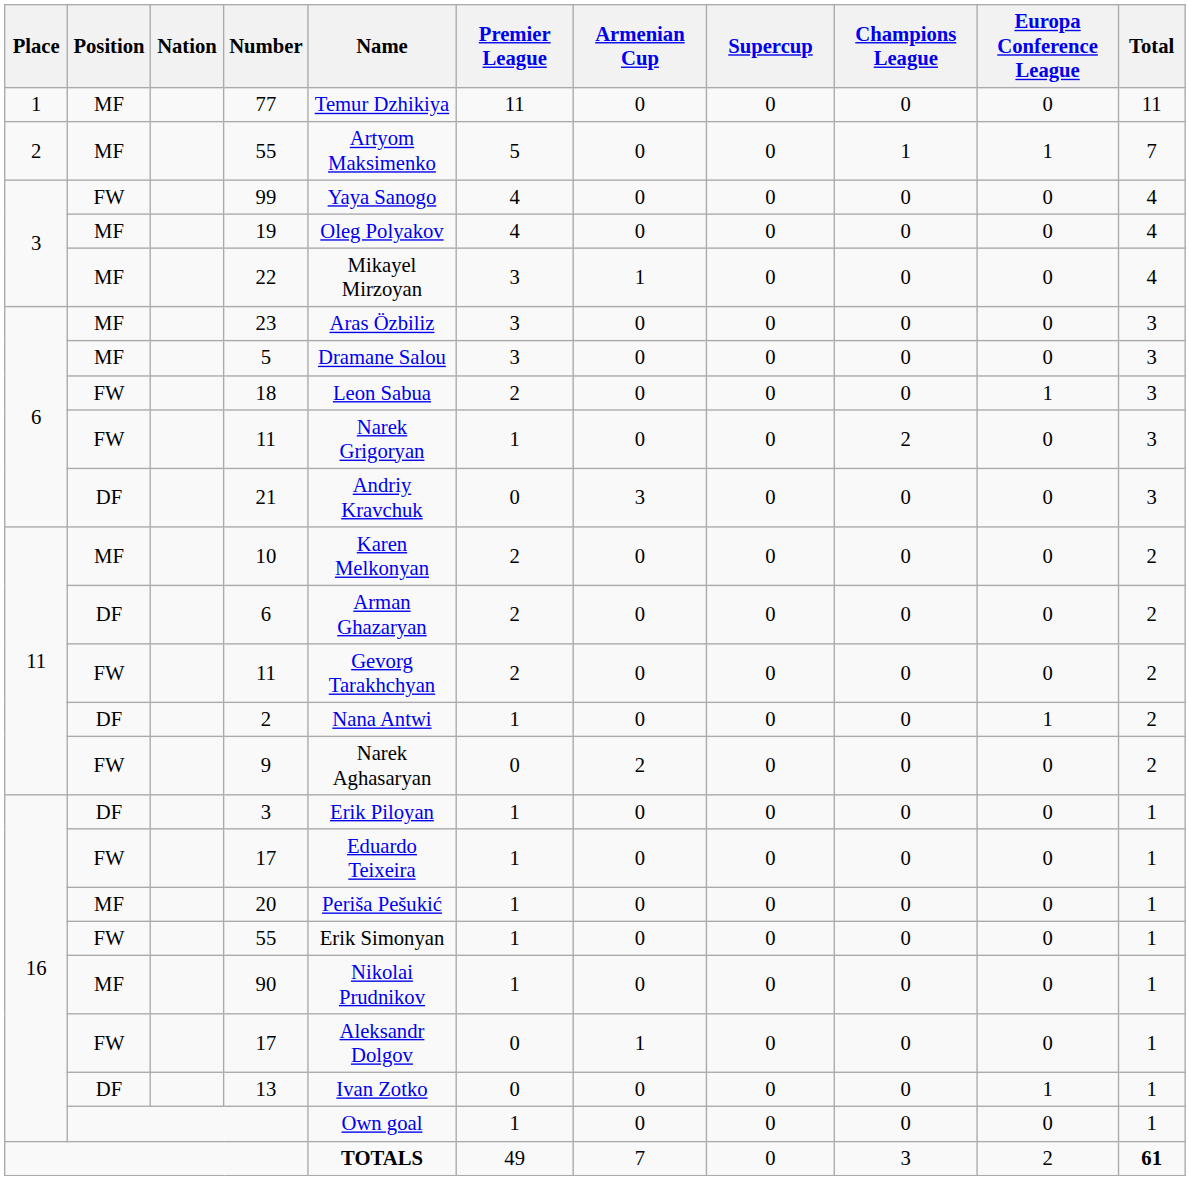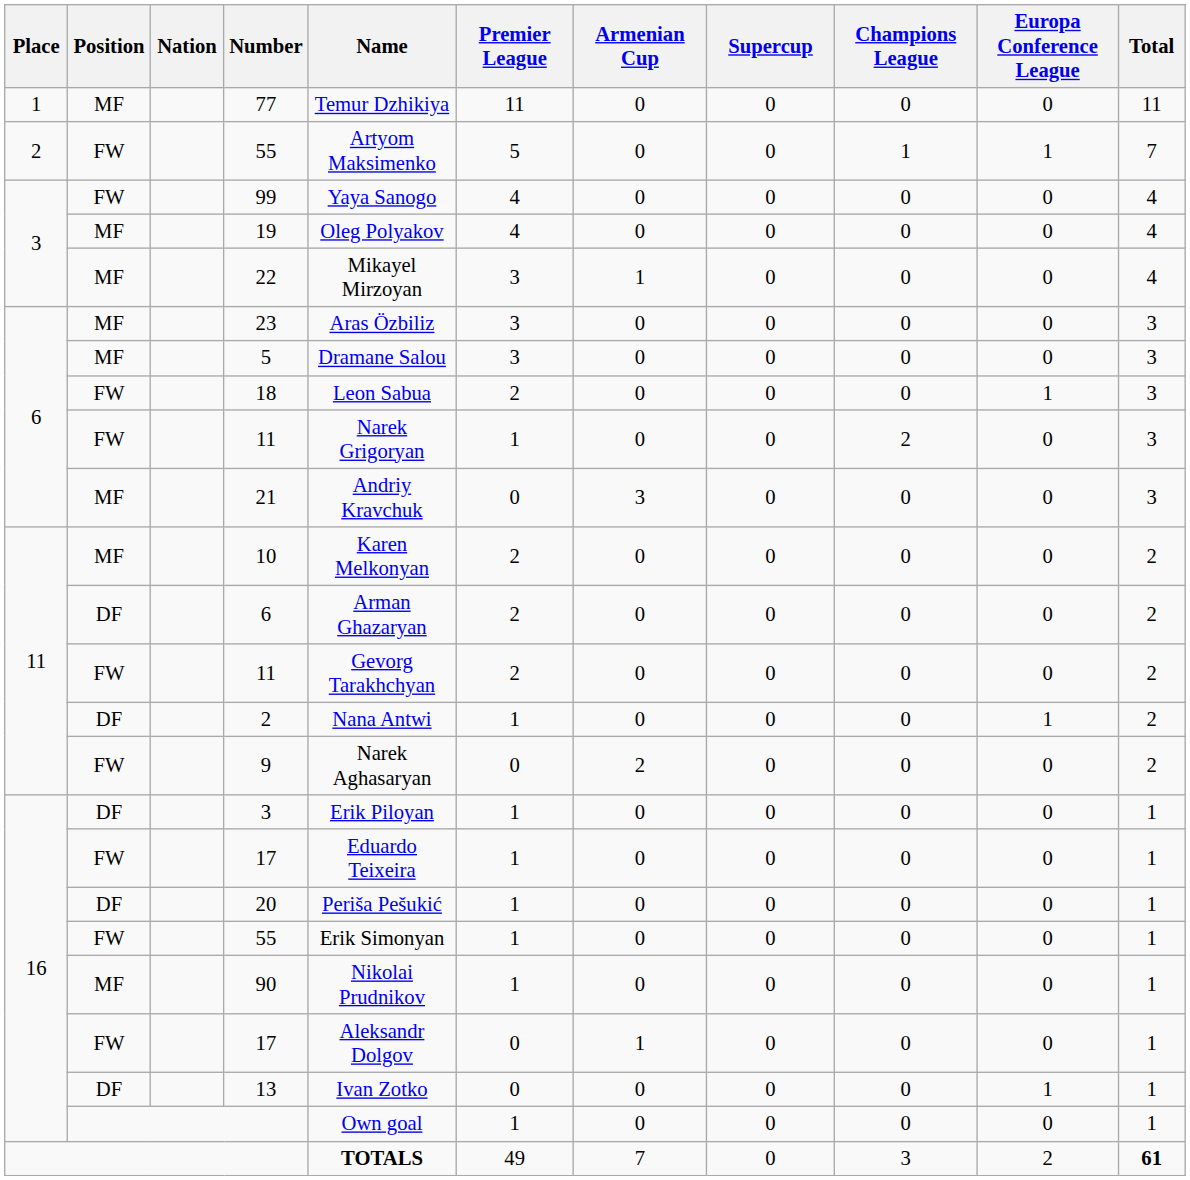(109, 151) MF -> (109, 151) FW
(109, 497) DF -> (109, 497) MF
(109, 904) MF -> (109, 904) DF
